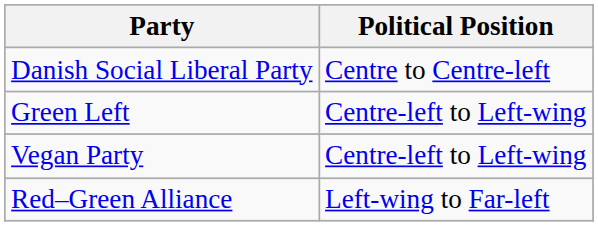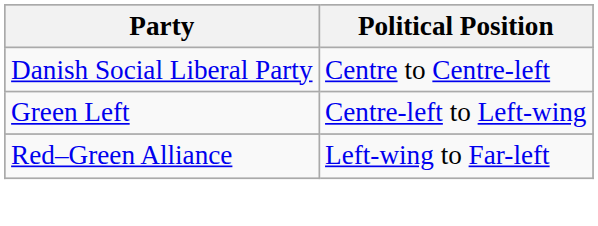- row: (77, 155)
